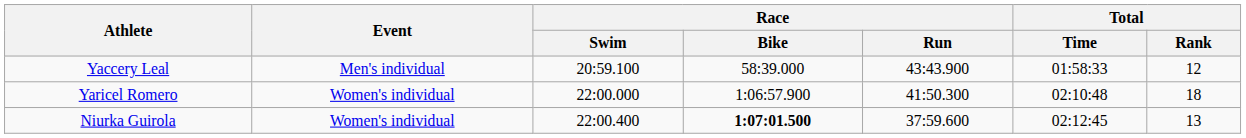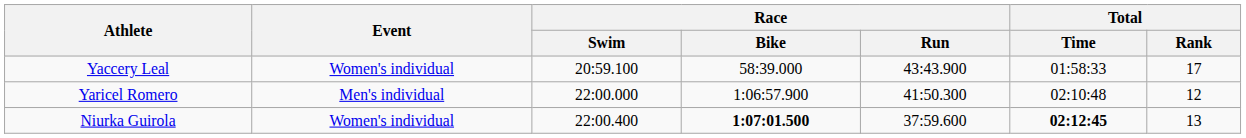(392, 69) Men's individual -> (392, 69) Women's individual
(1194, 69) 12 -> (1194, 69) 17
(392, 95) Women's individual -> (392, 95) Men's individual
(1194, 95) 18 -> (1194, 95) 12
(1080, 120) normal -> (1078, 120) bold
